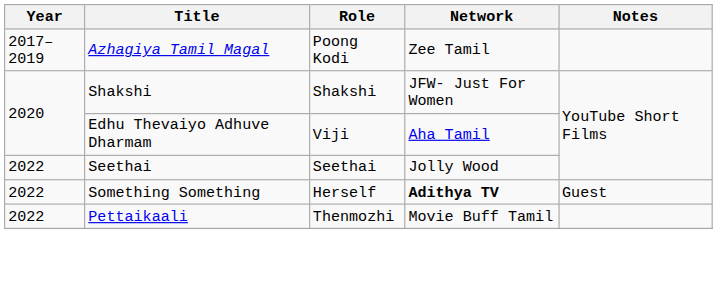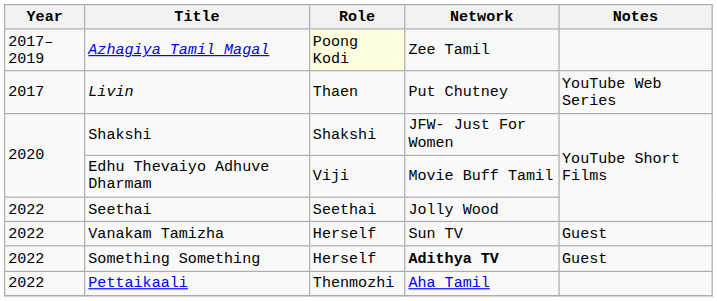(335, 50) no background -> (335, 50) lightyellow background
+ row: (111, 92)
(449, 134) Aha Tamil -> (481, 176) Movie Buff Tamil
+ row: (156, 234)
(481, 217) Movie Buff Tamil -> (449, 283) Aha Tamil
